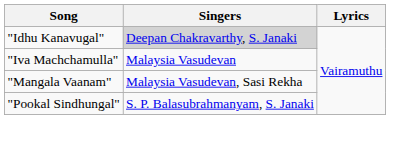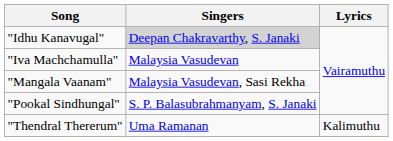+ row: (65, 125)
